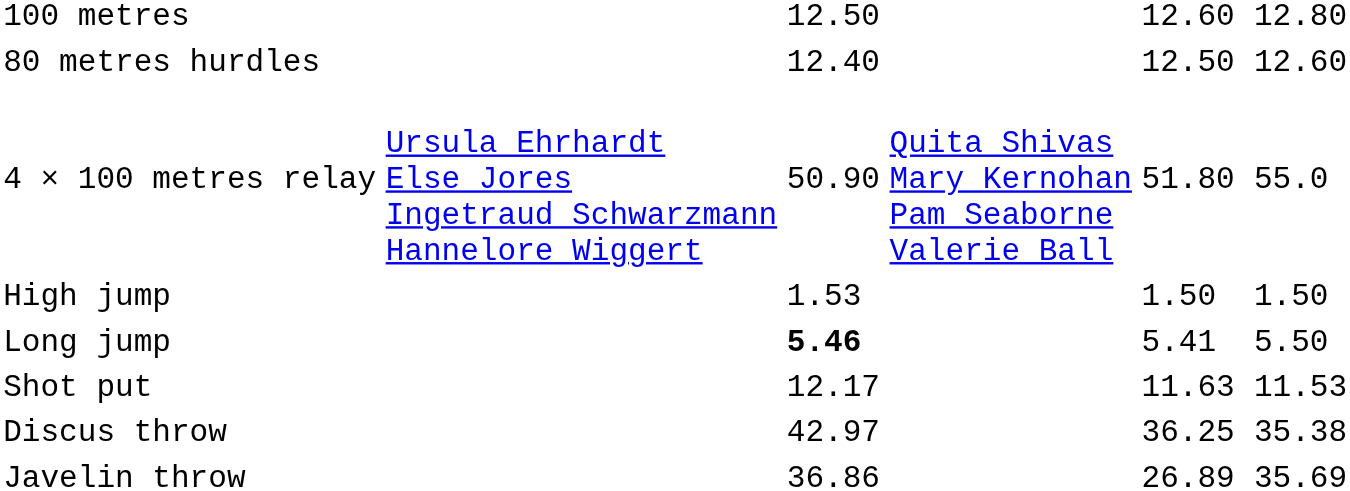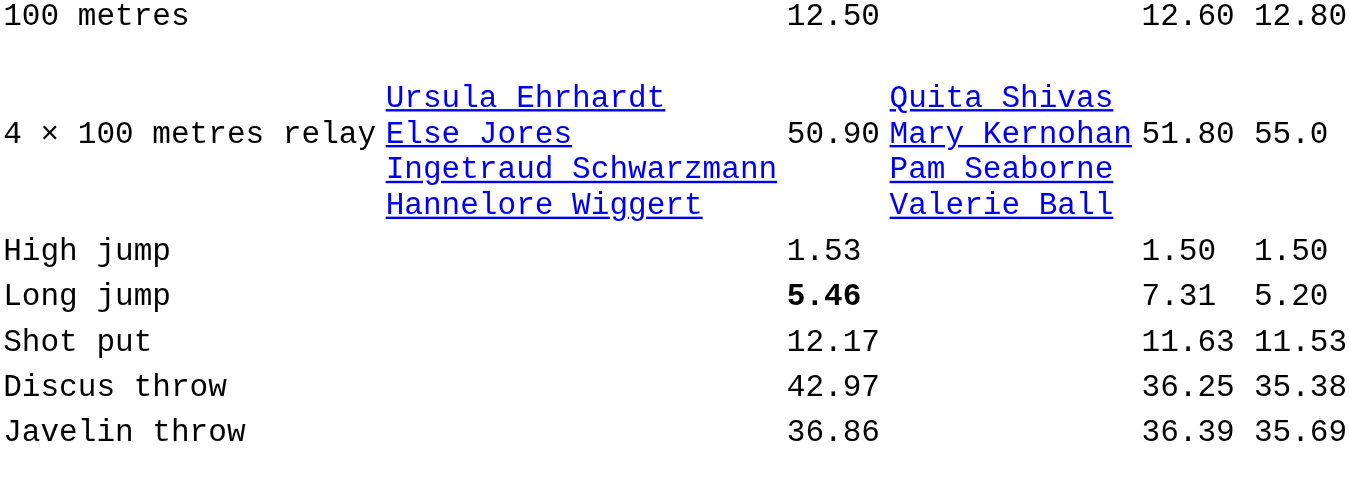- row: (162, 63)
(1179, 342) 5.41 -> (1179, 297) 7.31
(1291, 342) 5.50 -> (1291, 297) 5.20
(1188, 478) 26.89 -> (1188, 433) 36.39
